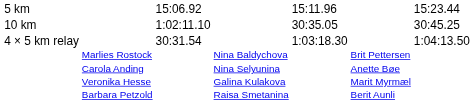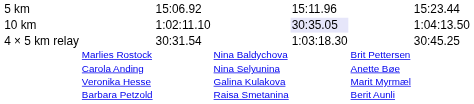(315, 25) no background -> (315, 25) lavender background
(437, 25) 30:45.25 -> (442, 25) 1:04:13.50
(442, 41) 1:04:13.50 -> (437, 41) 30:45.25
